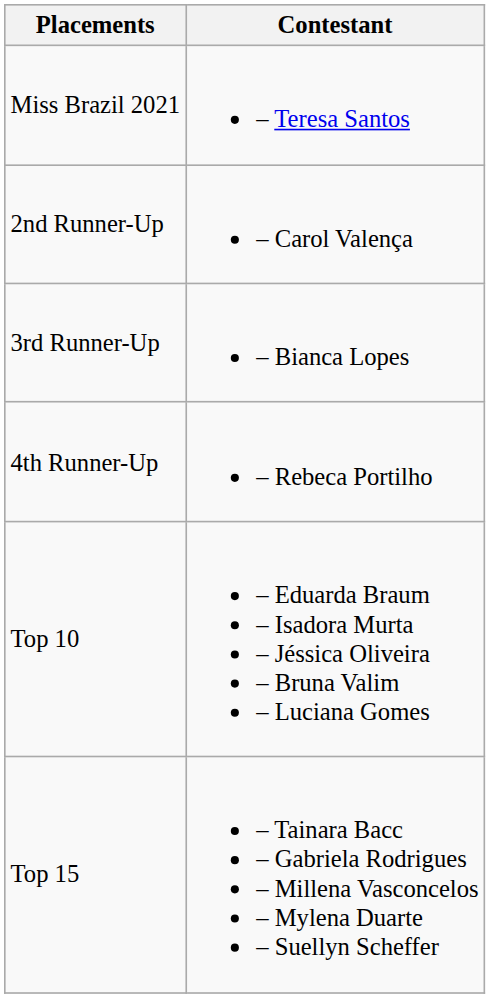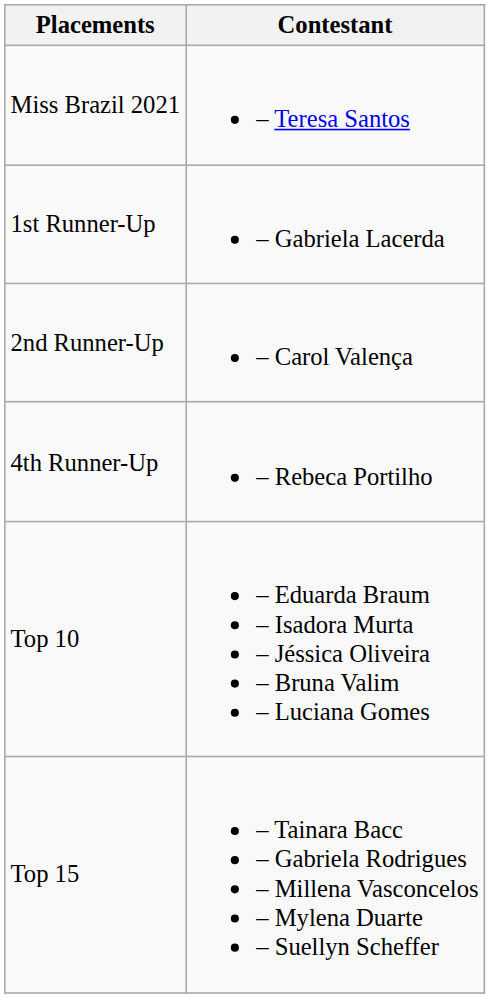+ row: (83, 223)
- row: (85, 342)
